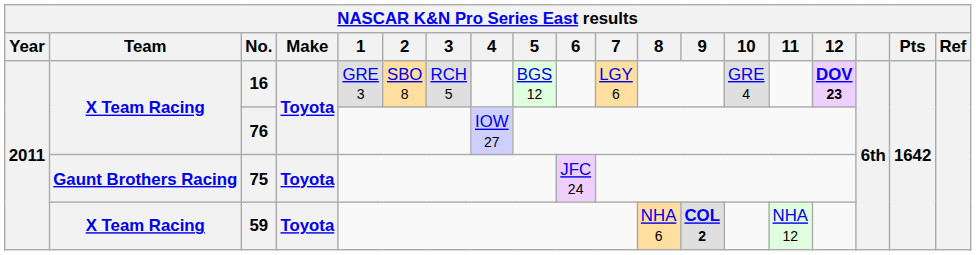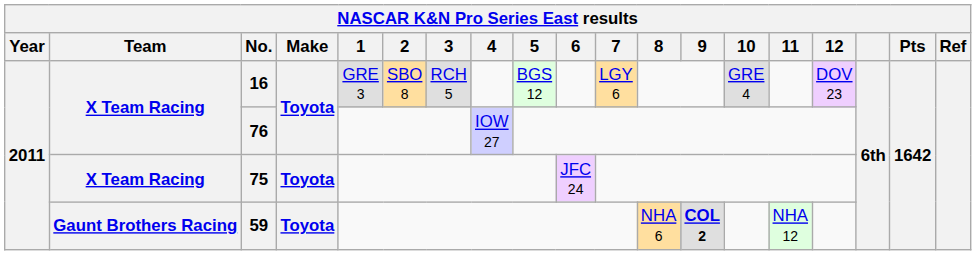(834, 84) bold -> (834, 83) normal
(145, 178) Gaunt Brothers Racing -> (145, 178) X Team Racing
(145, 226) X Team Racing -> (145, 226) Gaunt Brothers Racing
